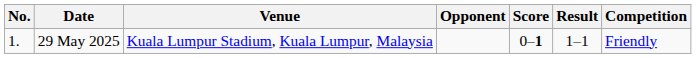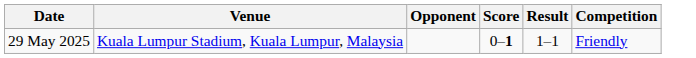- column: (19, 16)
